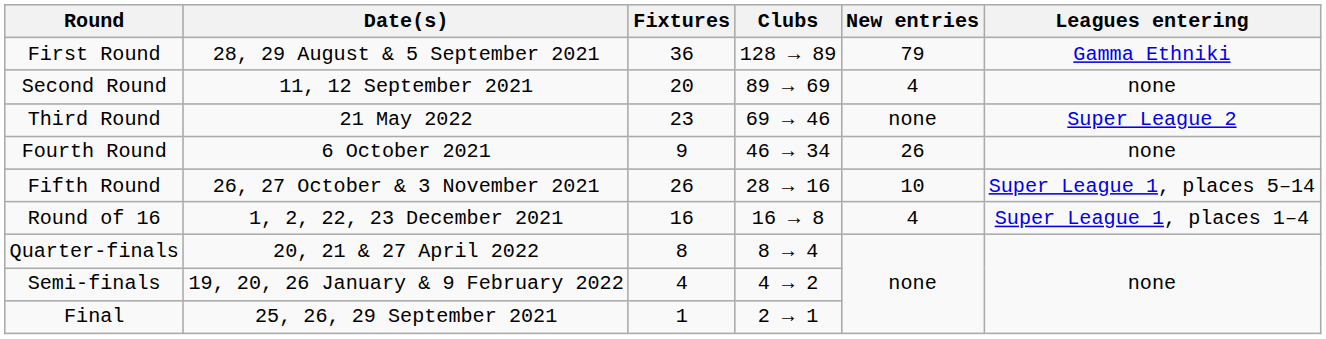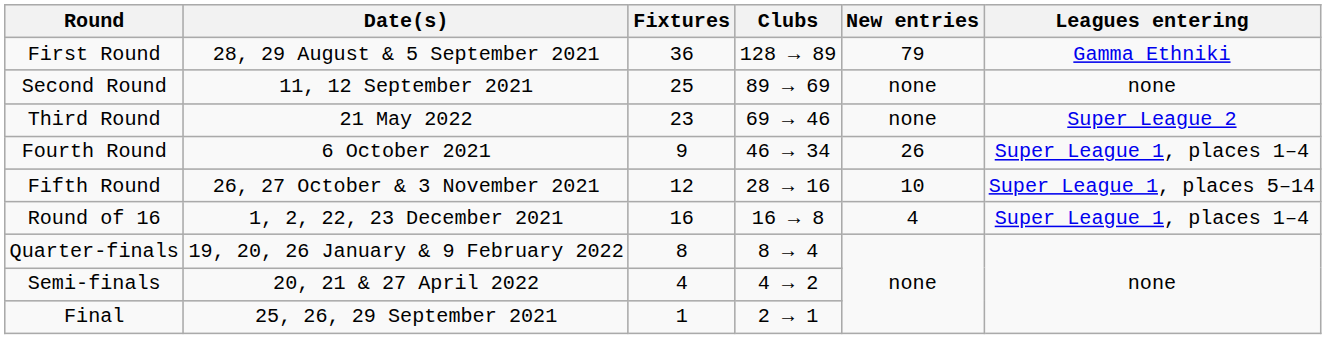(682, 87) 20 -> (682, 87) 25
(913, 87) 4 -> (913, 87) none
(1152, 153) none -> (1152, 153) Super League 1, places 1–4
(682, 185) 26 -> (682, 185) 12
(406, 251) 20, 21 & 27 April 2022 -> (406, 251) 19, 20, 26 January & 9 February 2022
(406, 284) 19, 20, 26 January & 9 February 2022 -> (406, 284) 20, 21 & 27 April 2022
